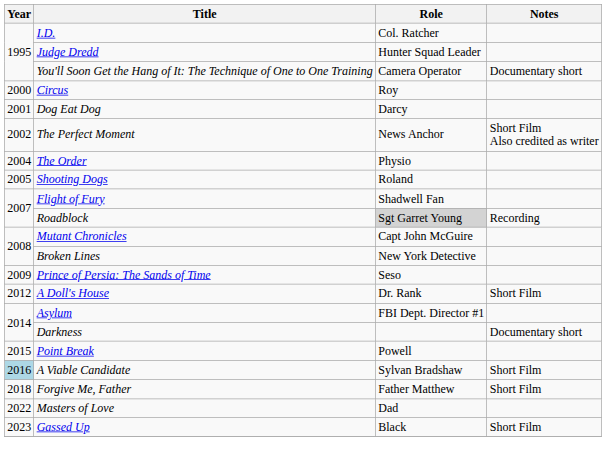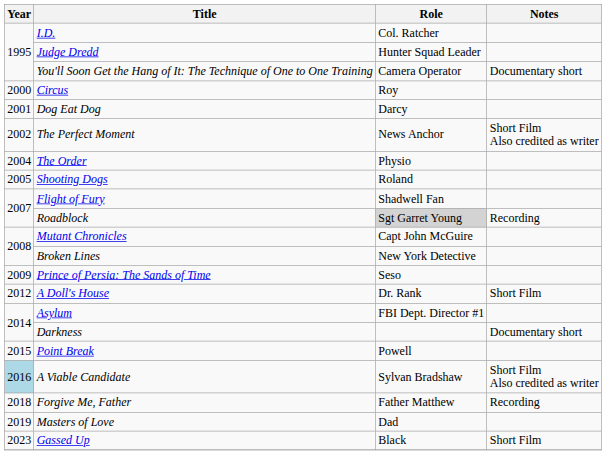(516, 370) Short Film -> (544, 376) Short Film Also credited as writer
(516, 389) Short Film -> (515, 402) Recording
(19, 408) 2022 -> (19, 421) 2019
